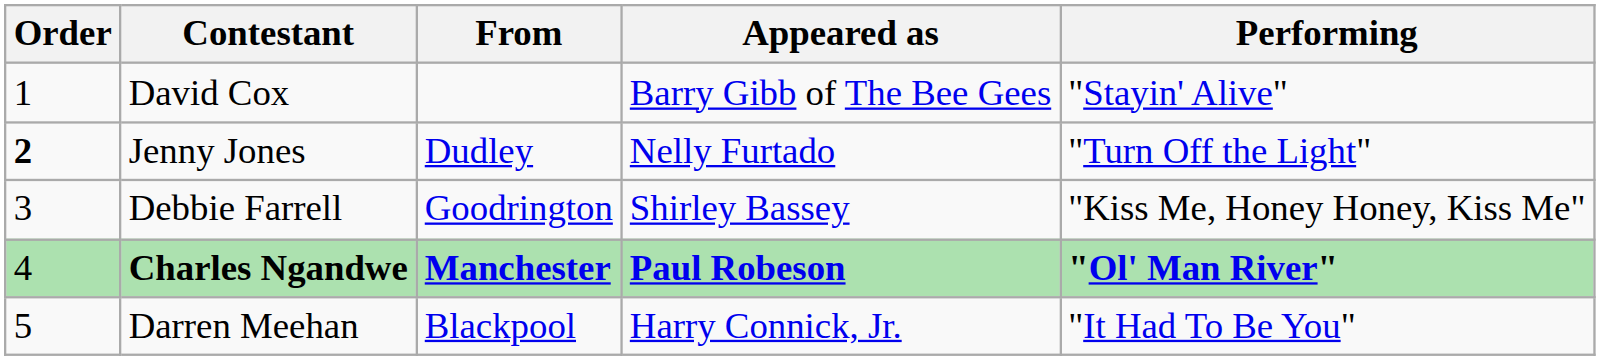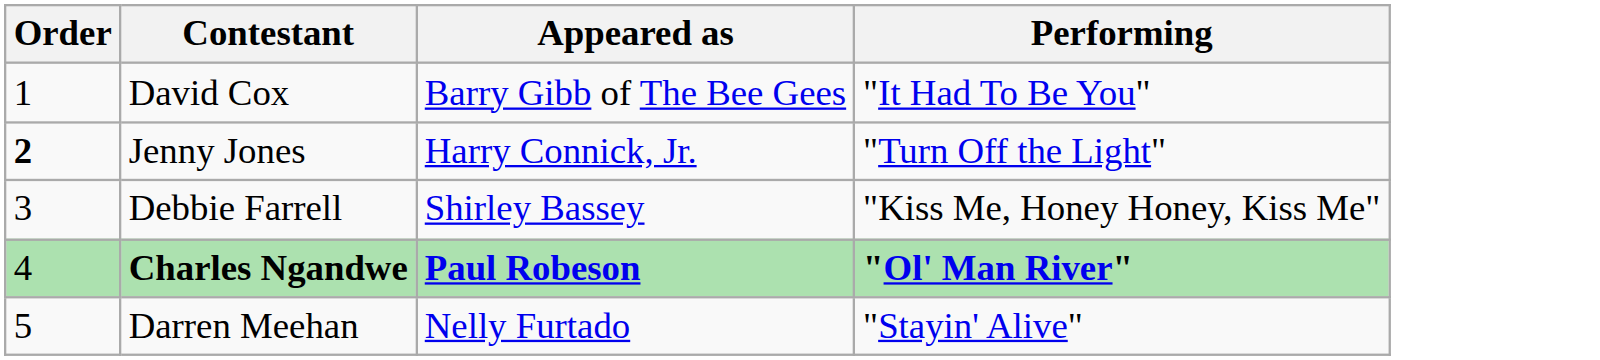- column: (519, 33)
(1178, 92) "Stayin' Alive" -> (1007, 92) "It Had To Be You"
(733, 150) Nelly Furtado -> (561, 150) Harry Connick, Jr.
(766, 325) Harry Connick, Jr. -> (527, 325) Nelly Furtado
(1212, 325) "It Had To Be You" -> (973, 325) "Stayin' Alive"
